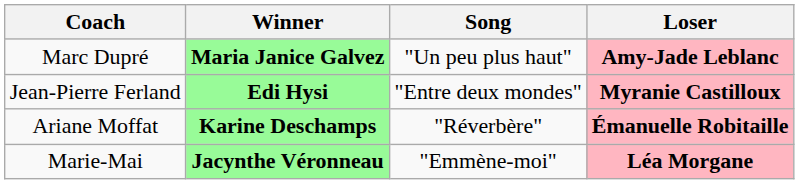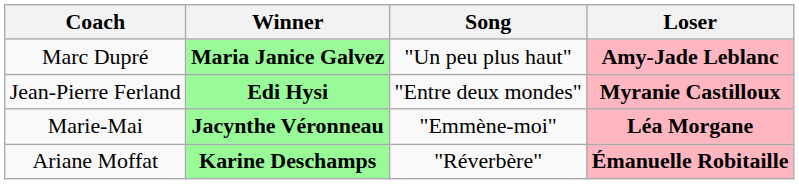rows swapped: (95, 160) <-> (95, 126)
